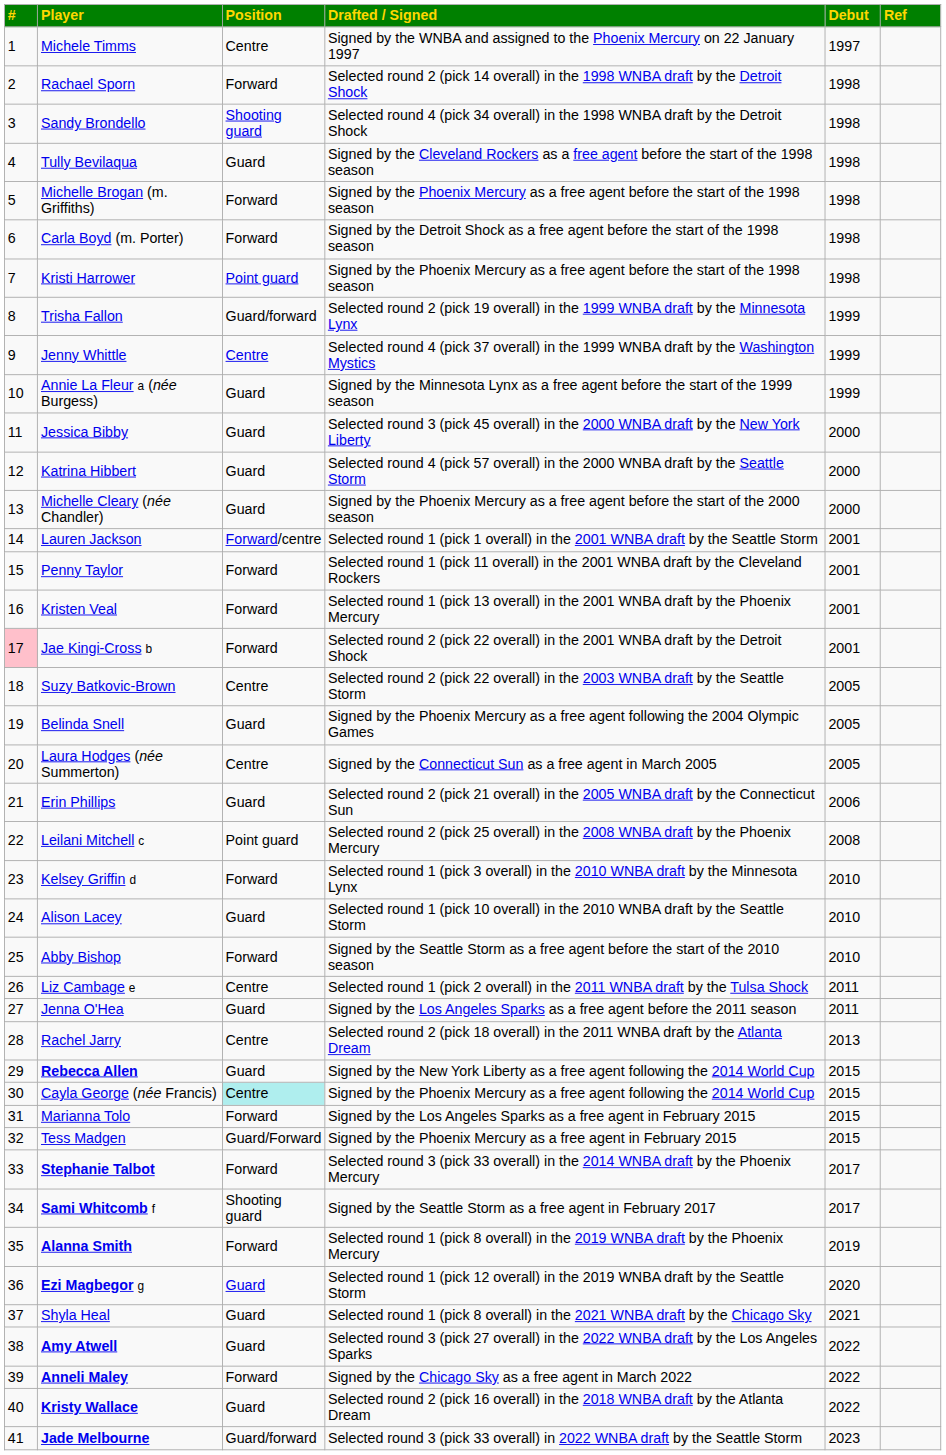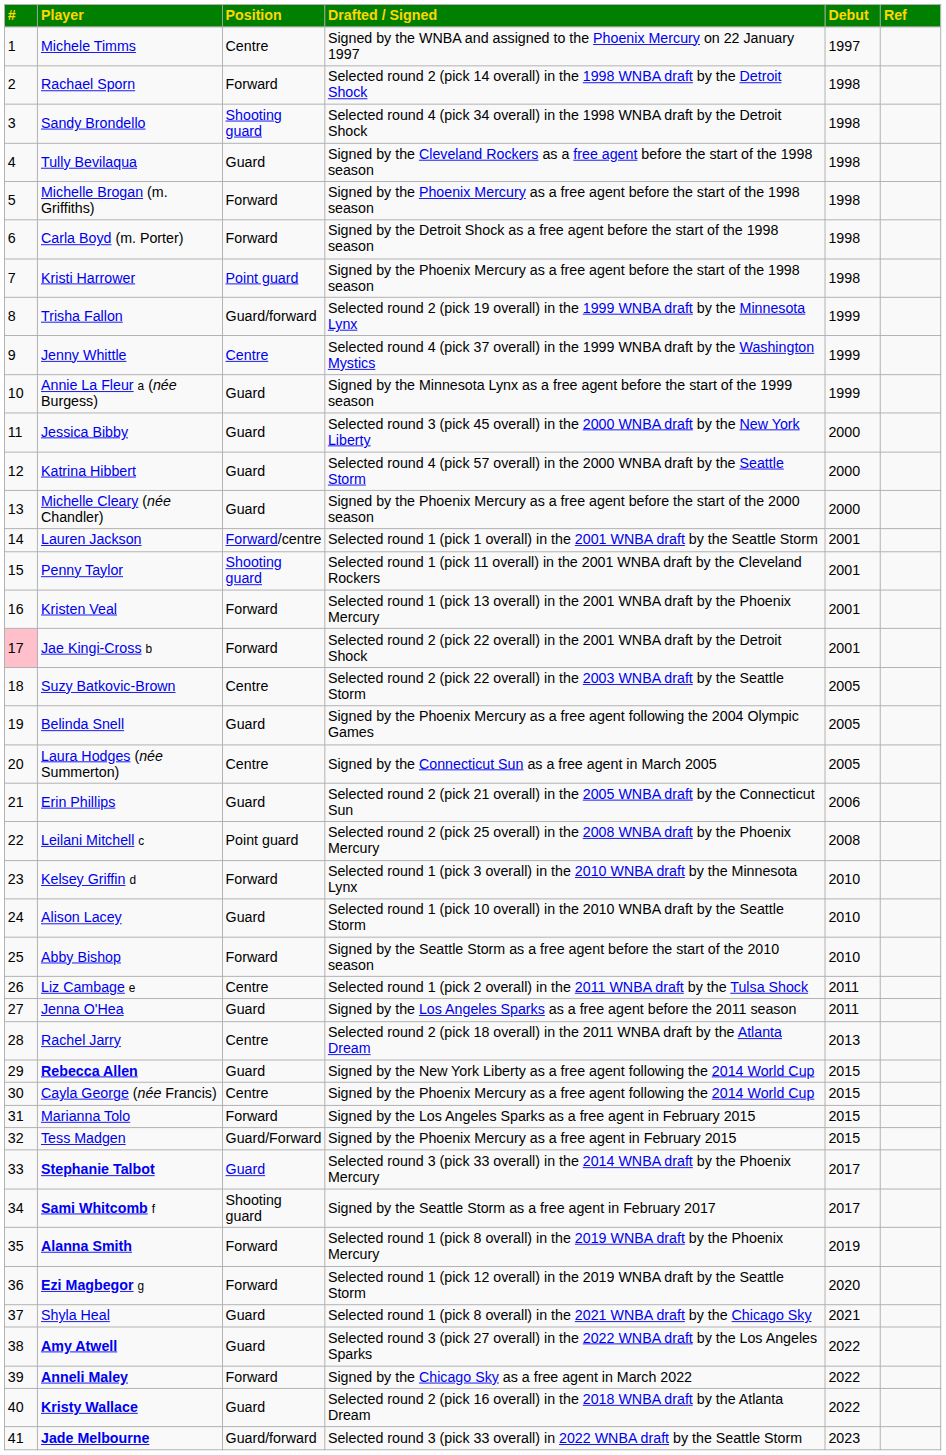(252, 570) Forward -> (254, 570) Shooting guard
(247, 1093) paleturquoise background -> (247, 1093) no background
(252, 1169) Forward -> (245, 1169) Guard
(245, 1285) Guard -> (252, 1285) Forward
